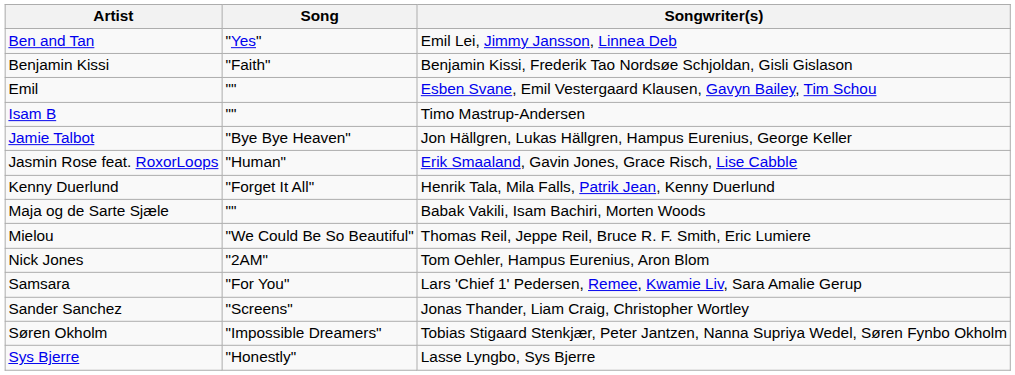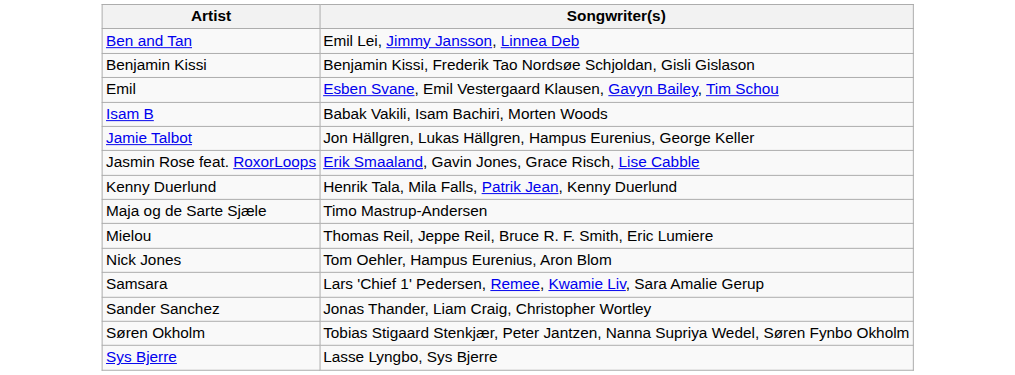- column: (320, 16)
(503, 114) Timo Mastrup-Andersen -> (465, 114) Babak Vakili, Isam Bachiri, Morten Woods
(563, 211) Babak Vakili, Isam Bachiri, Morten Woods -> (405, 211) Timo Mastrup-Andersen
